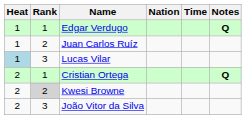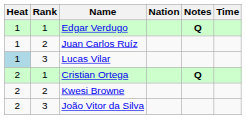columns swapped: (196, 12) <-> (225, 12)
(45, 91) lightgrey background -> (45, 91) no background
